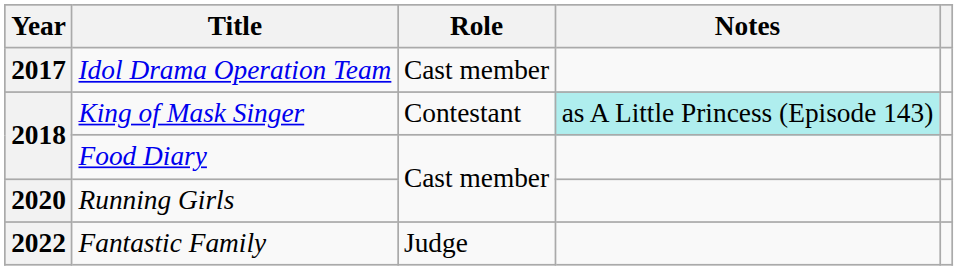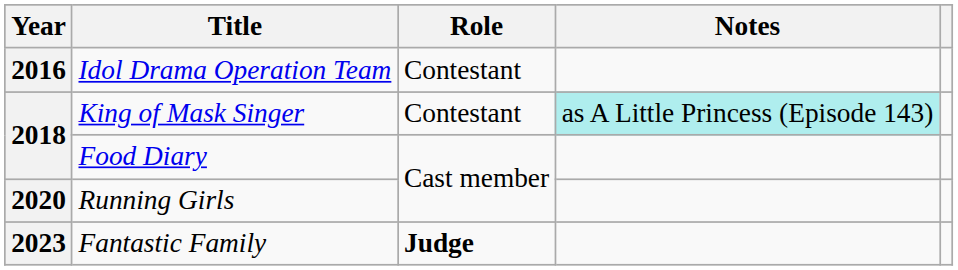(39, 69) 2017 -> (39, 69) 2016
(477, 69) Cast member -> (462, 69) Contestant
(39, 243) 2022 -> (39, 243) 2023
(436, 243) normal -> (439, 243) bold
